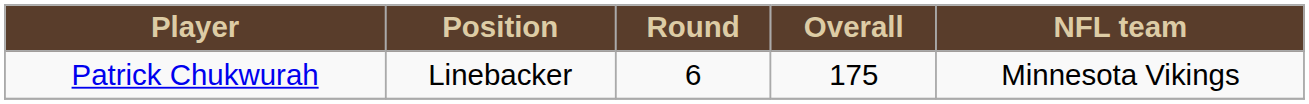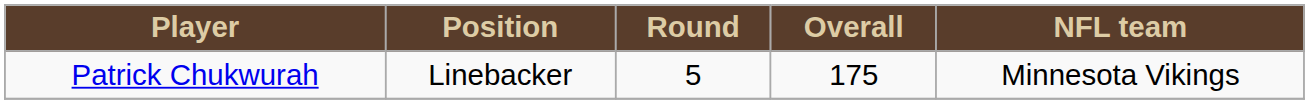(693, 74) 6 -> (693, 74) 5
